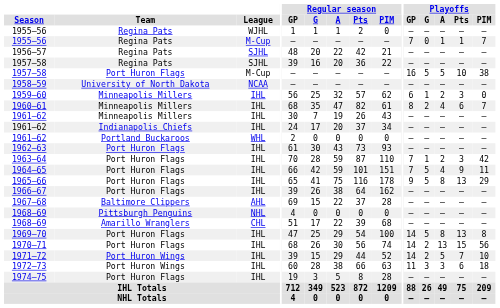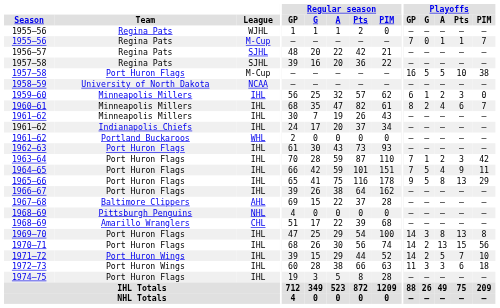(427, 234) 5 -> (427, 234) 3
